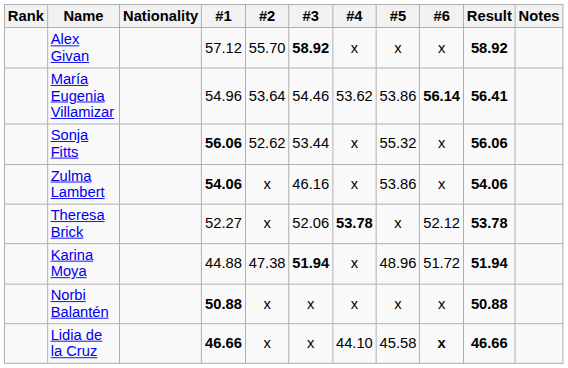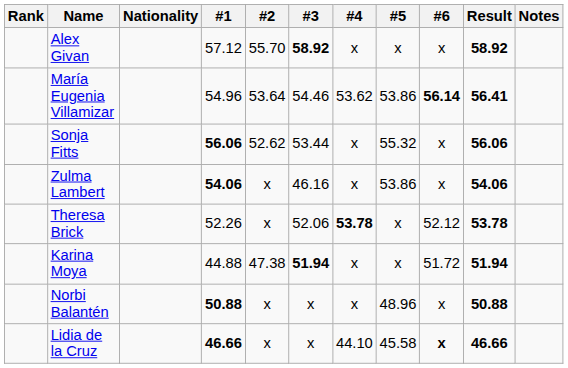(223, 223) 52.27 -> (223, 223) 52.26
(398, 263) 48.96 -> (398, 263) x
(398, 303) x -> (398, 303) 48.96
